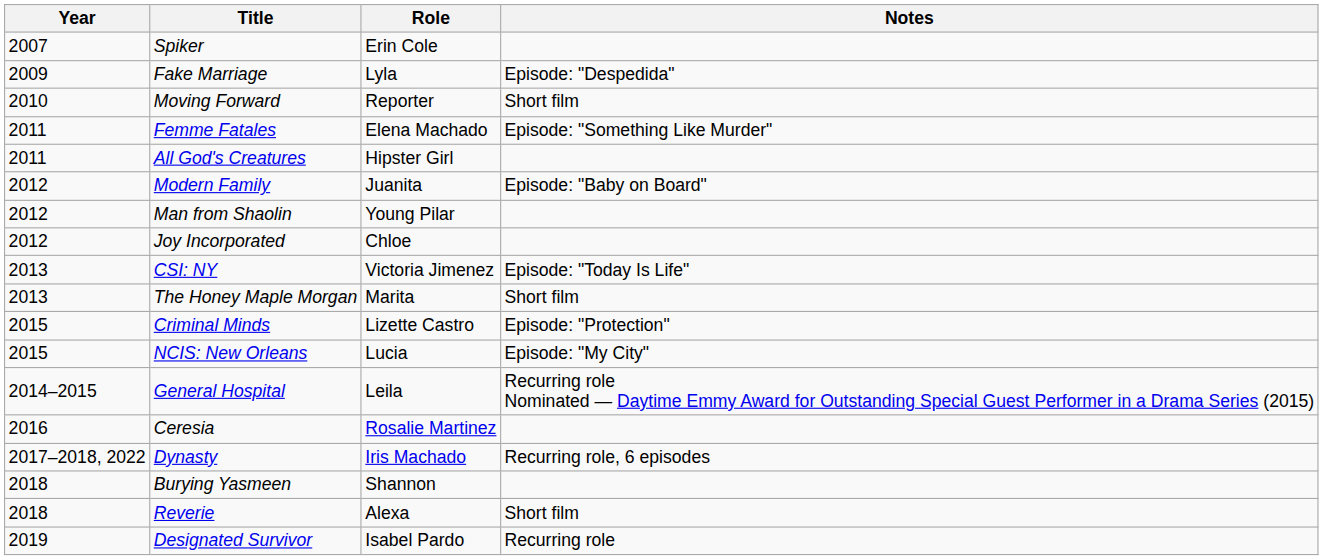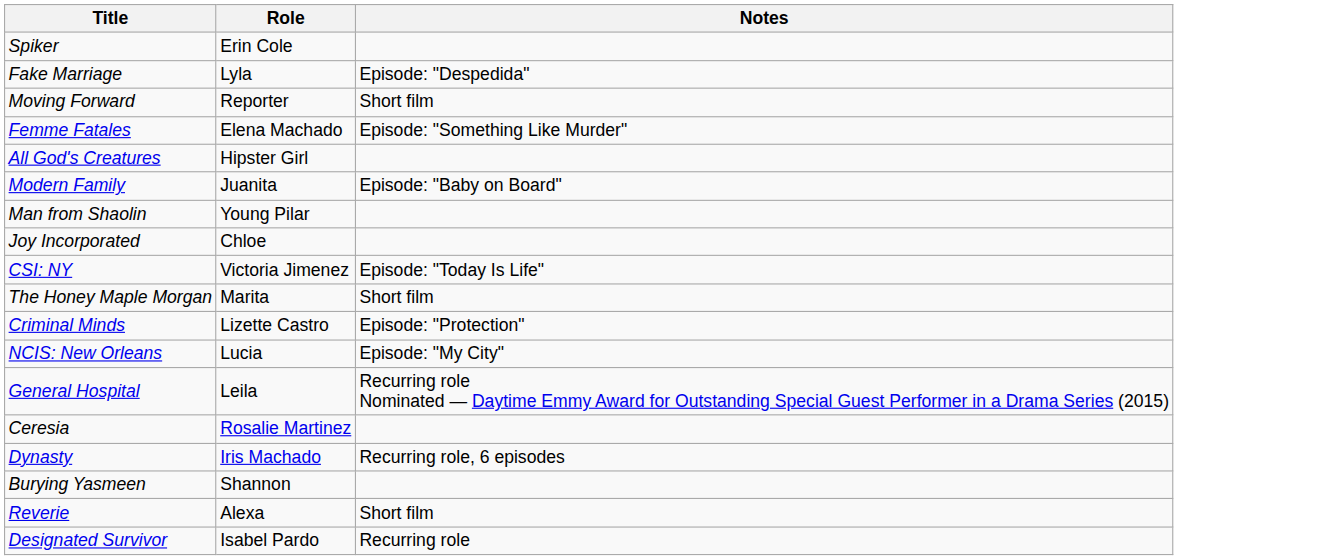- column: (77, 18)
